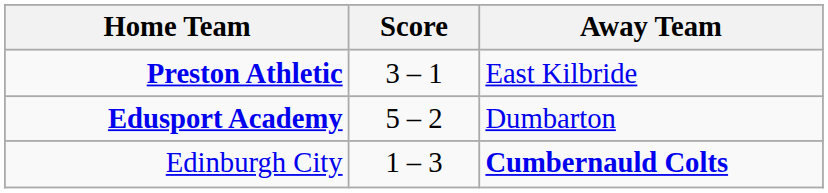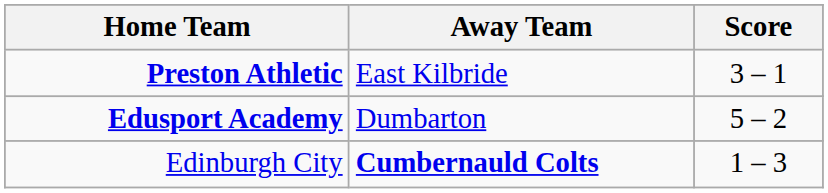columns swapped: (414, 27) <-> (651, 27)
